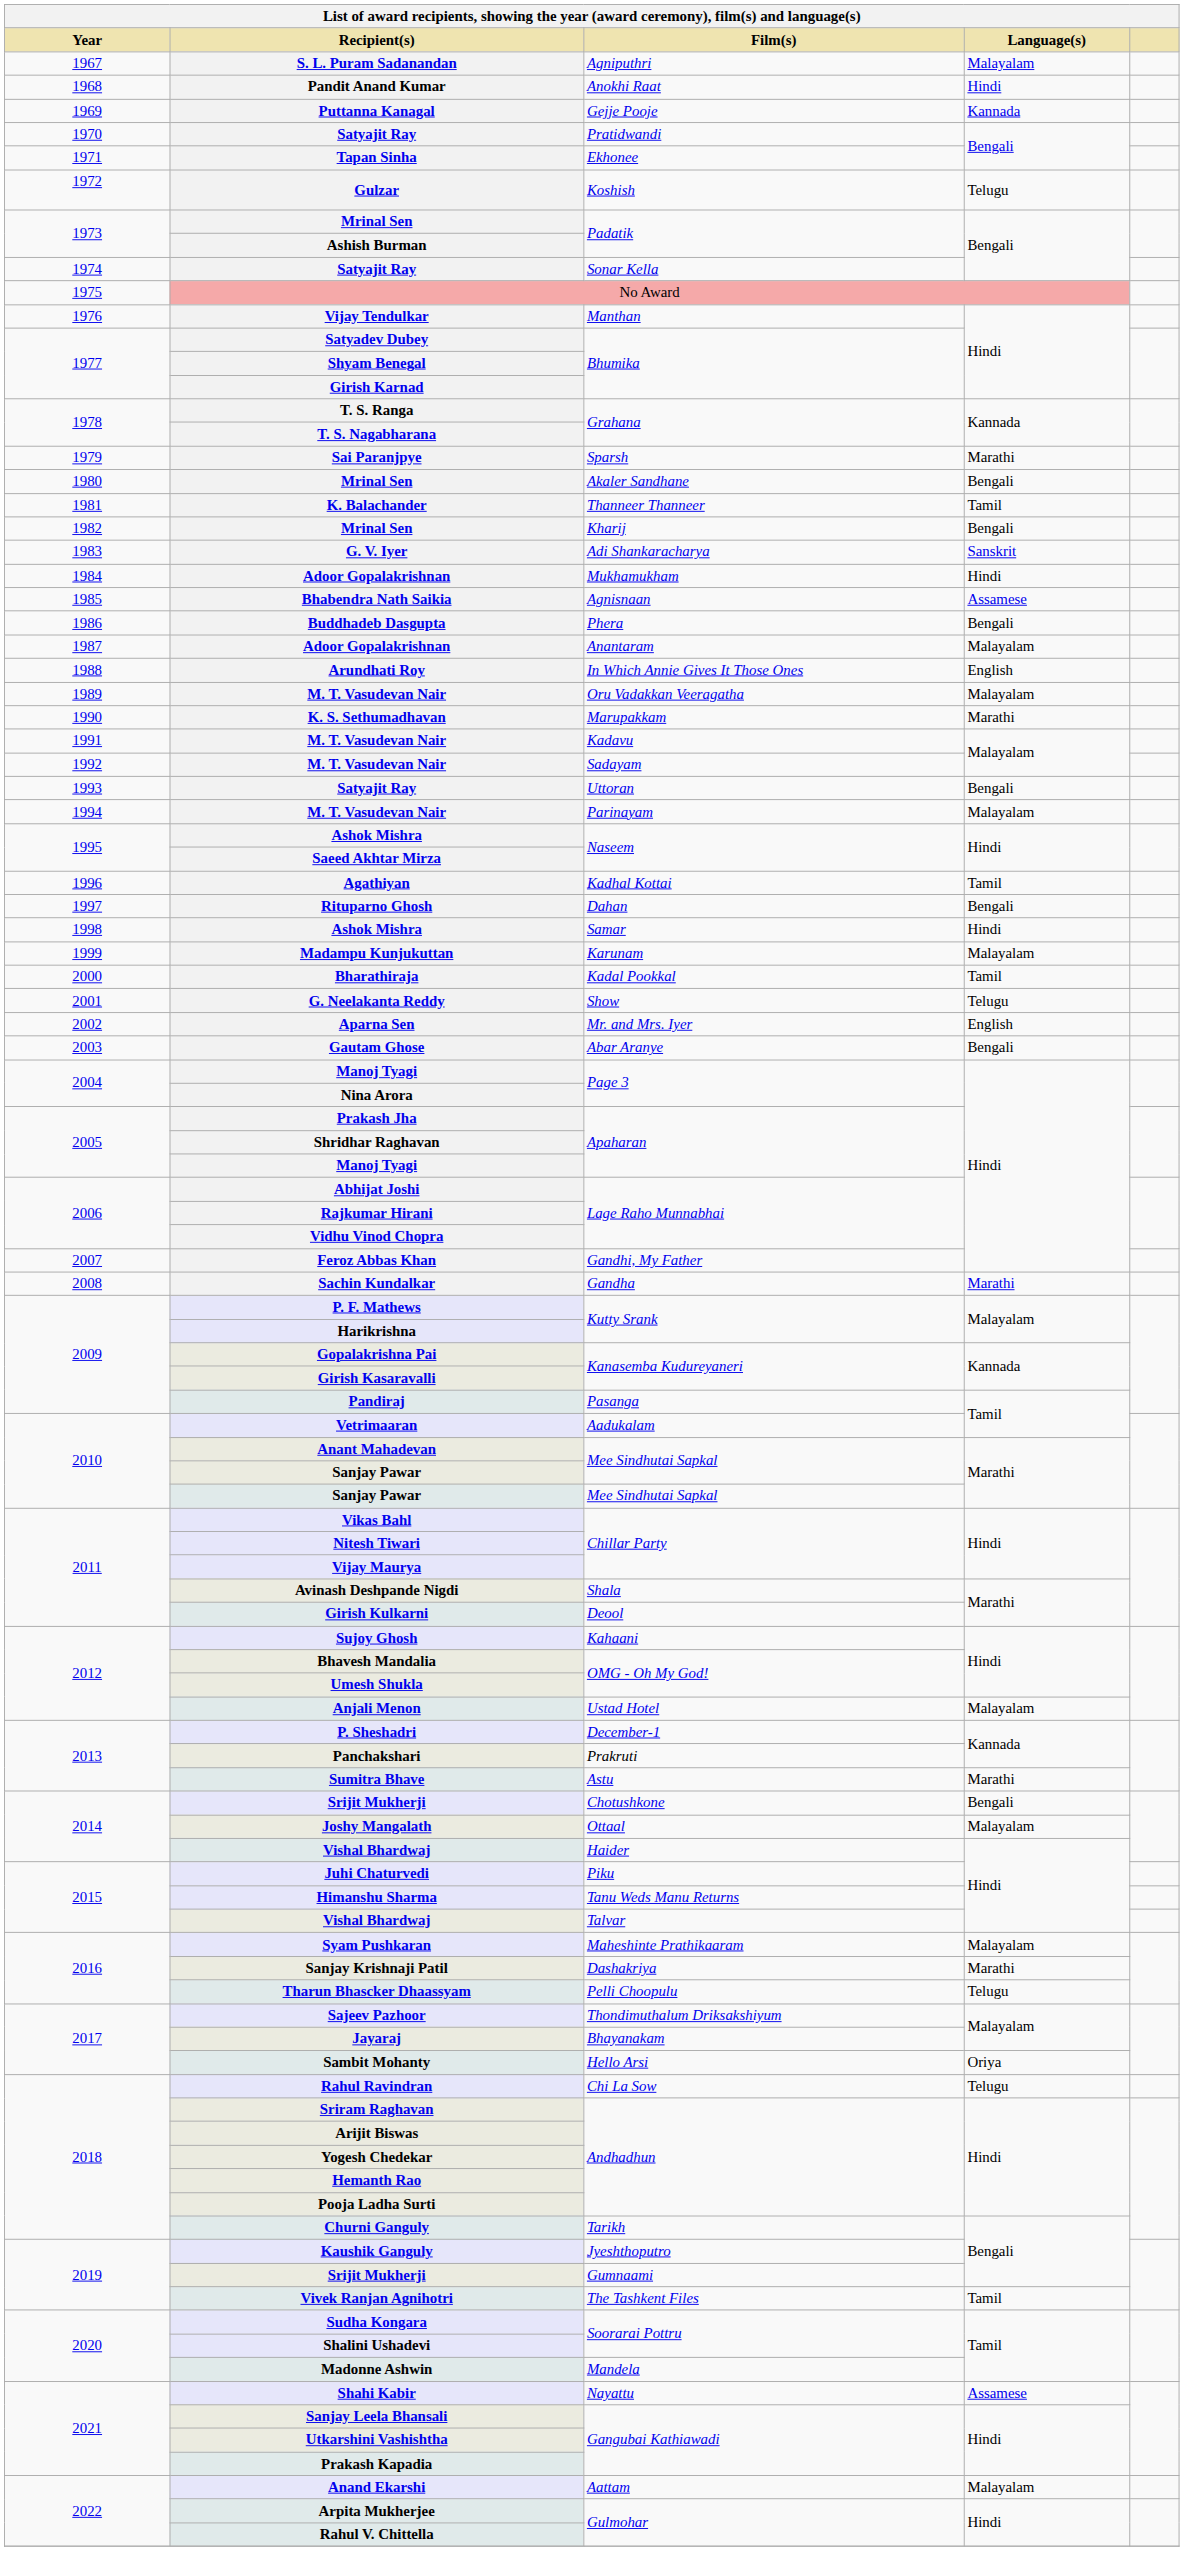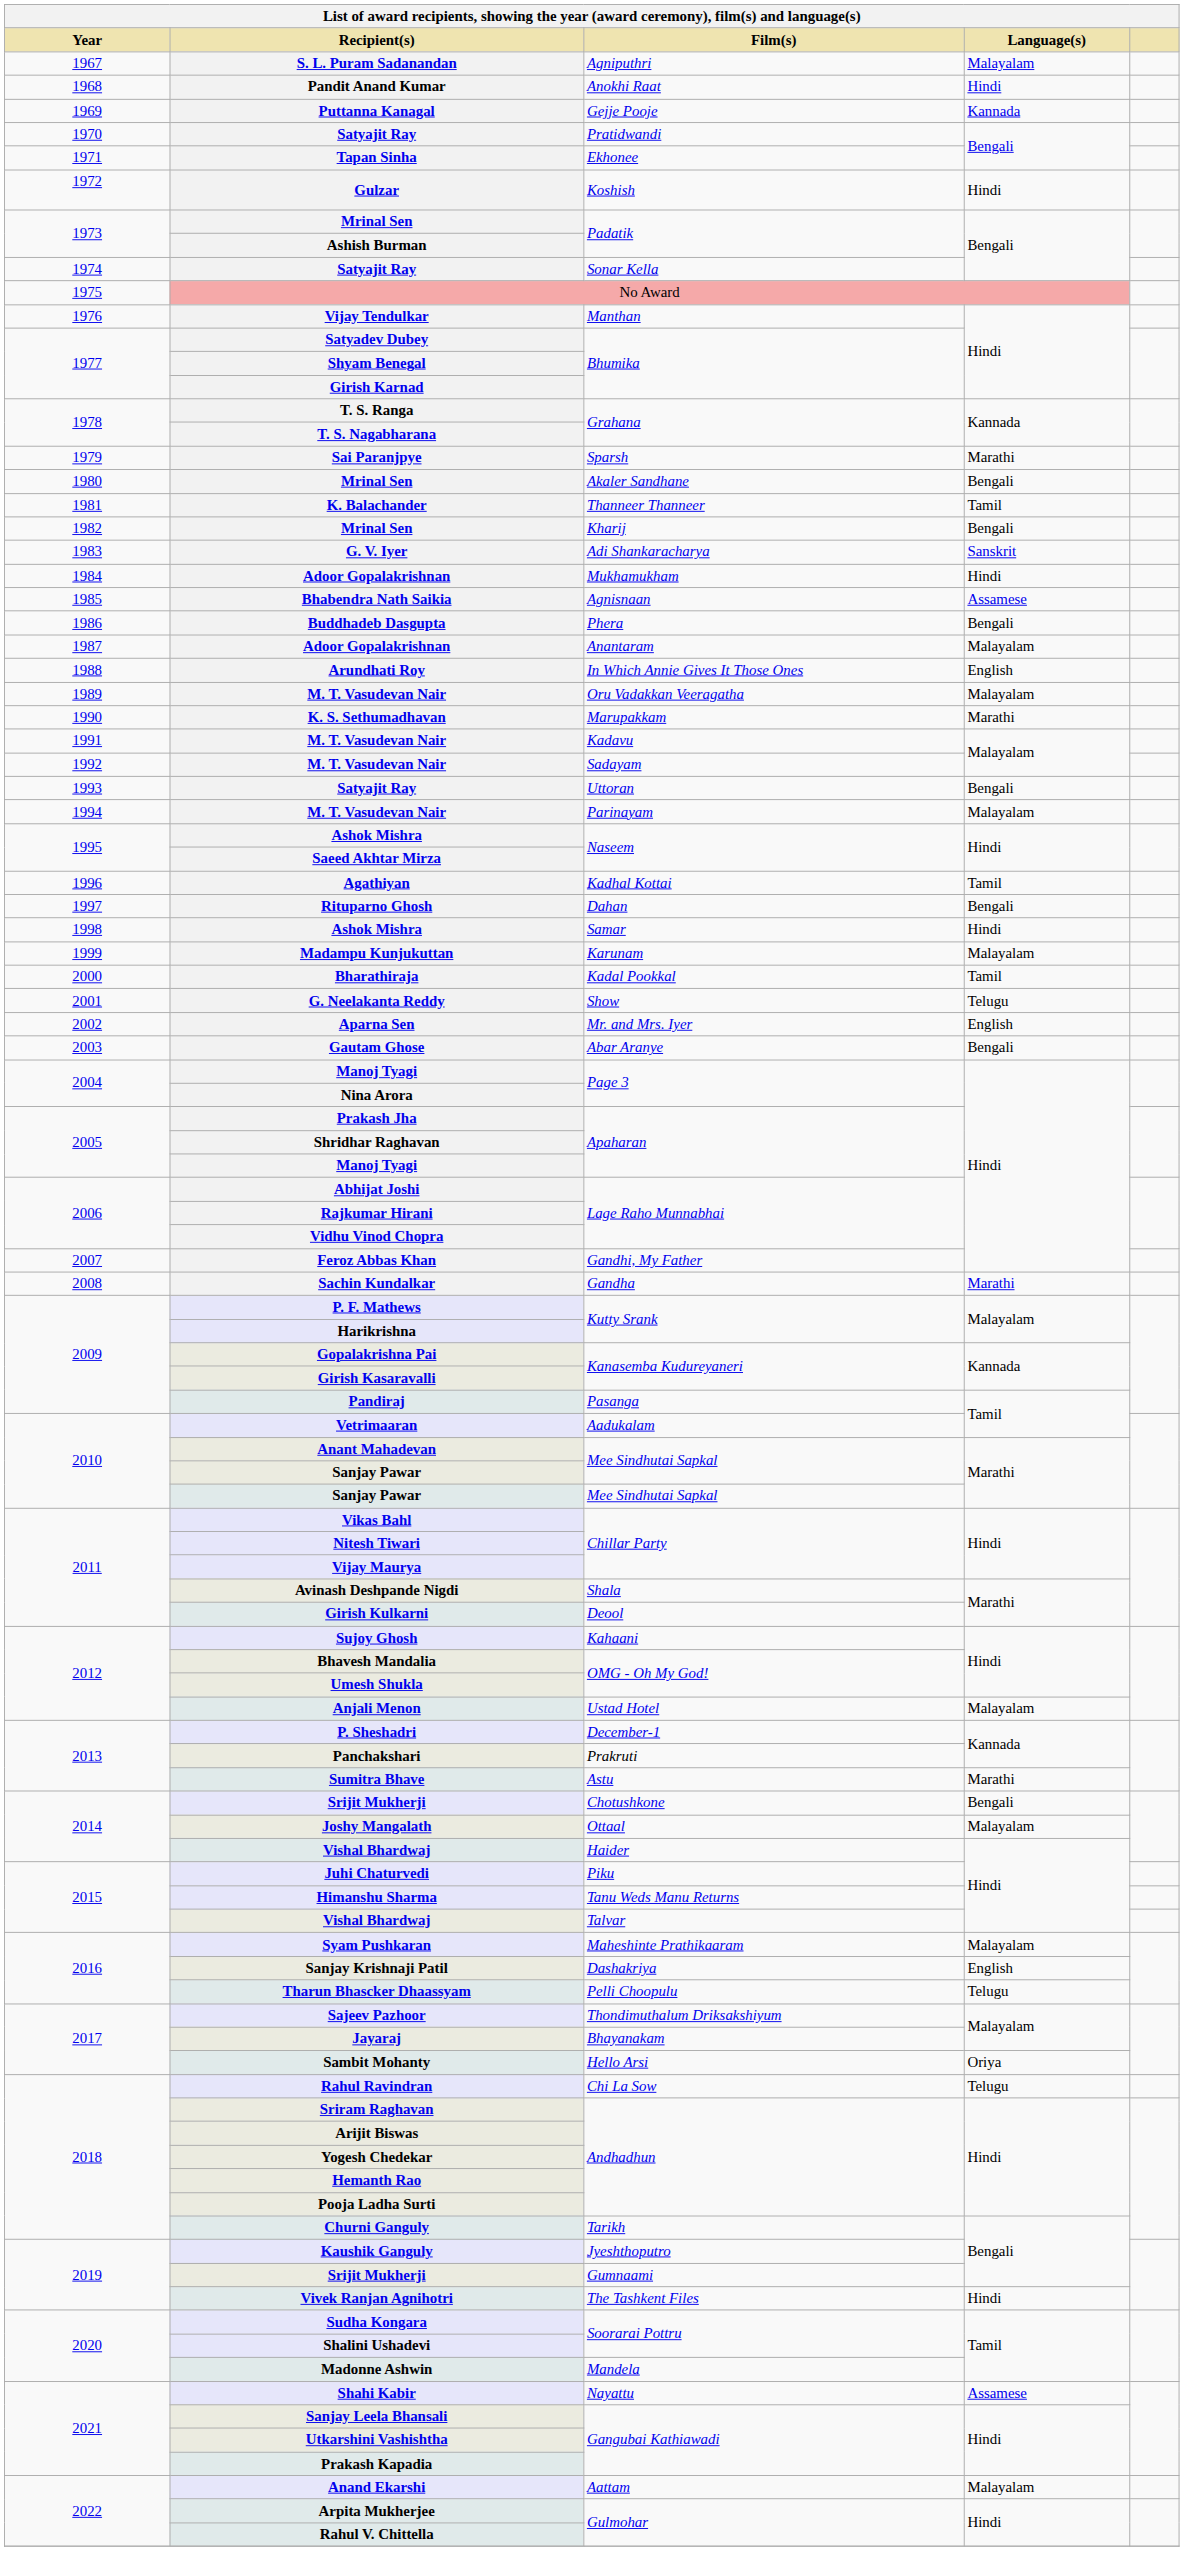(988, 189) Telugu -> (984, 189) Hindi
(991, 1968) Marathi -> (990, 1968) English
(985, 2298) Tamil -> (984, 2298) Hindi
